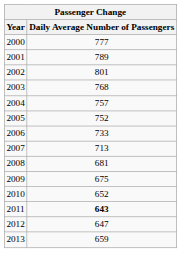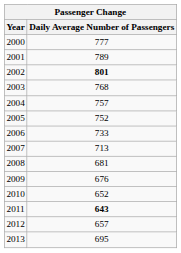(102, 72) normal -> (102, 72) bold
(102, 178) 675 -> (102, 178) 676
(102, 224) 647 -> (102, 224) 657
(102, 239) 659 -> (102, 239) 695
